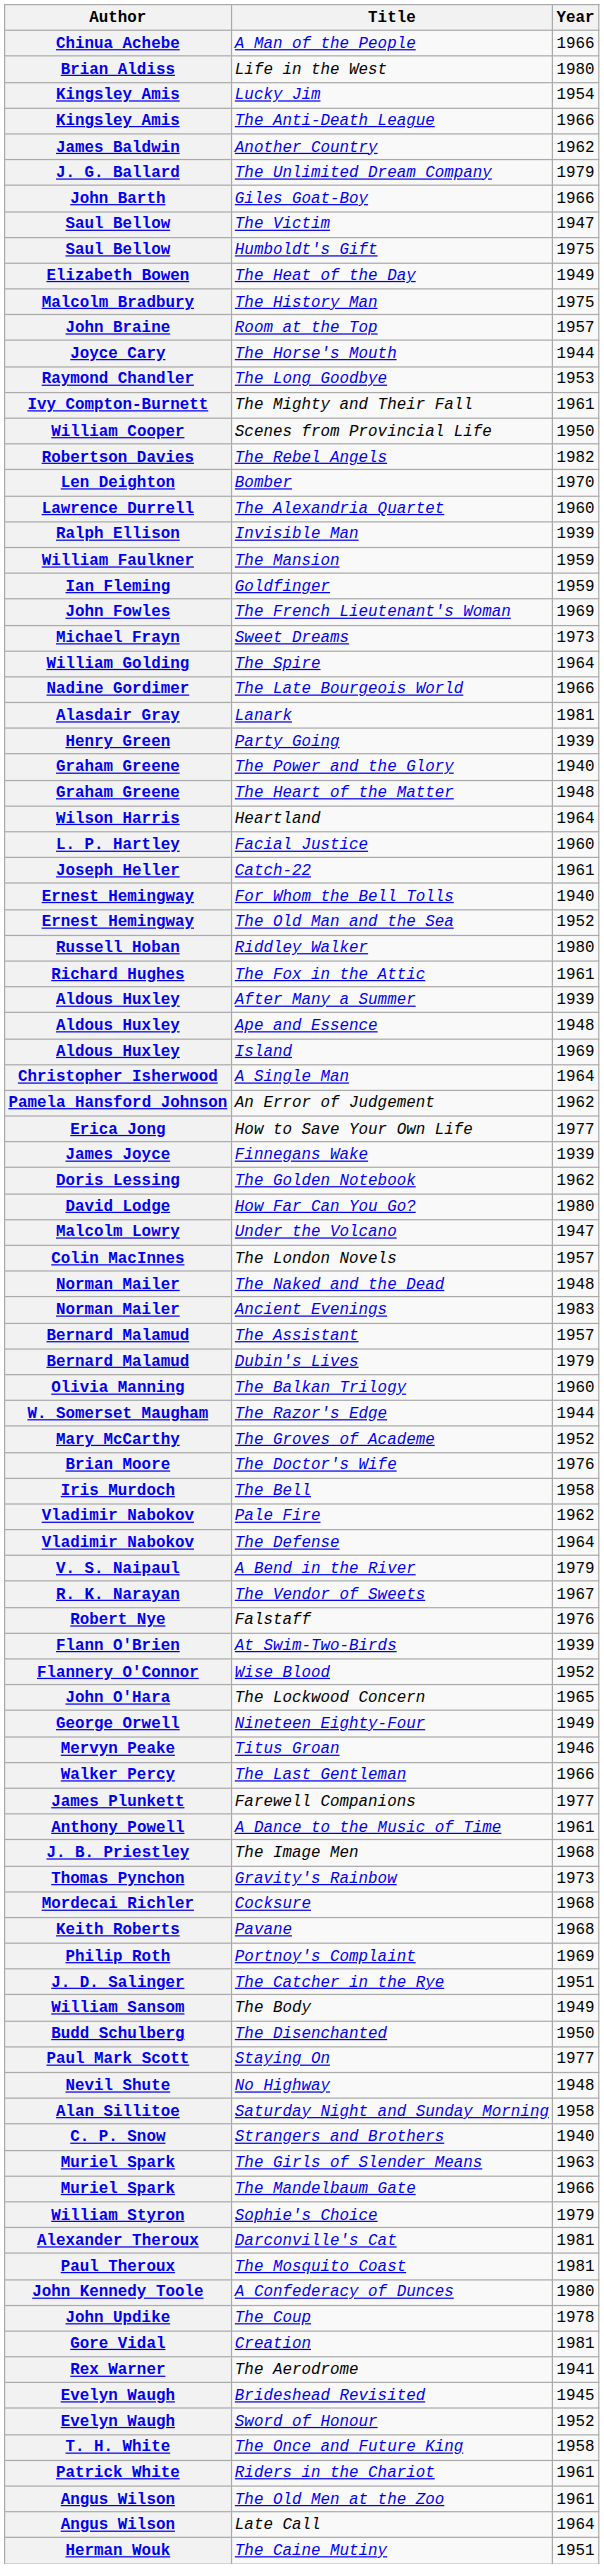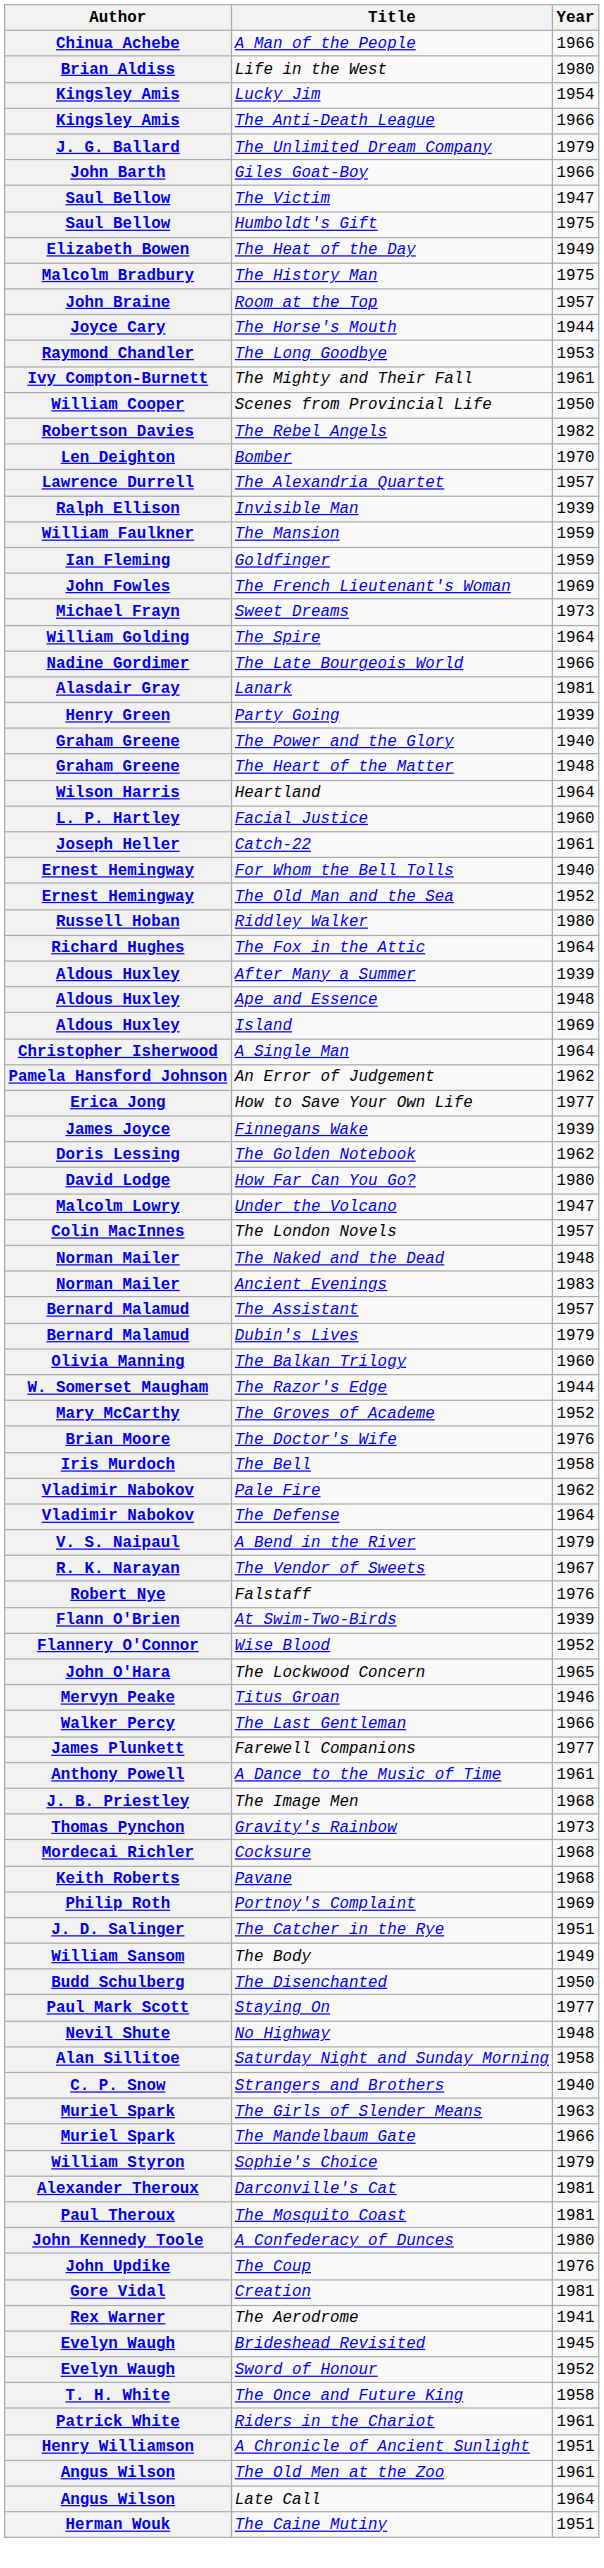- row: (306, 147)
(576, 509) 1960 -> (576, 483) 1957
(576, 974) 1961 -> (576, 948) 1964
- row: (330, 1724)
(576, 2318) 1978 -> (576, 2266) 1976
+ row: (382, 2447)
